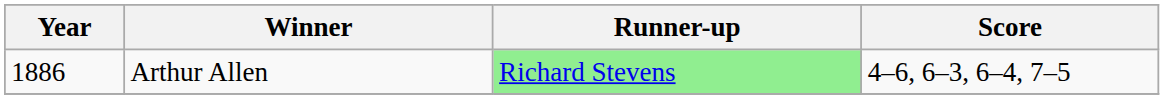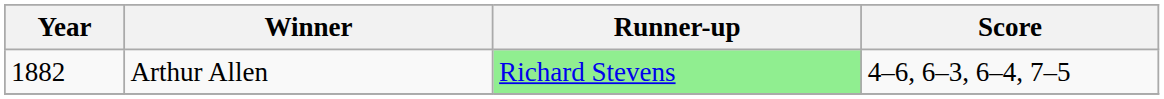(38, 71) 1886 -> (38, 71) 1882
